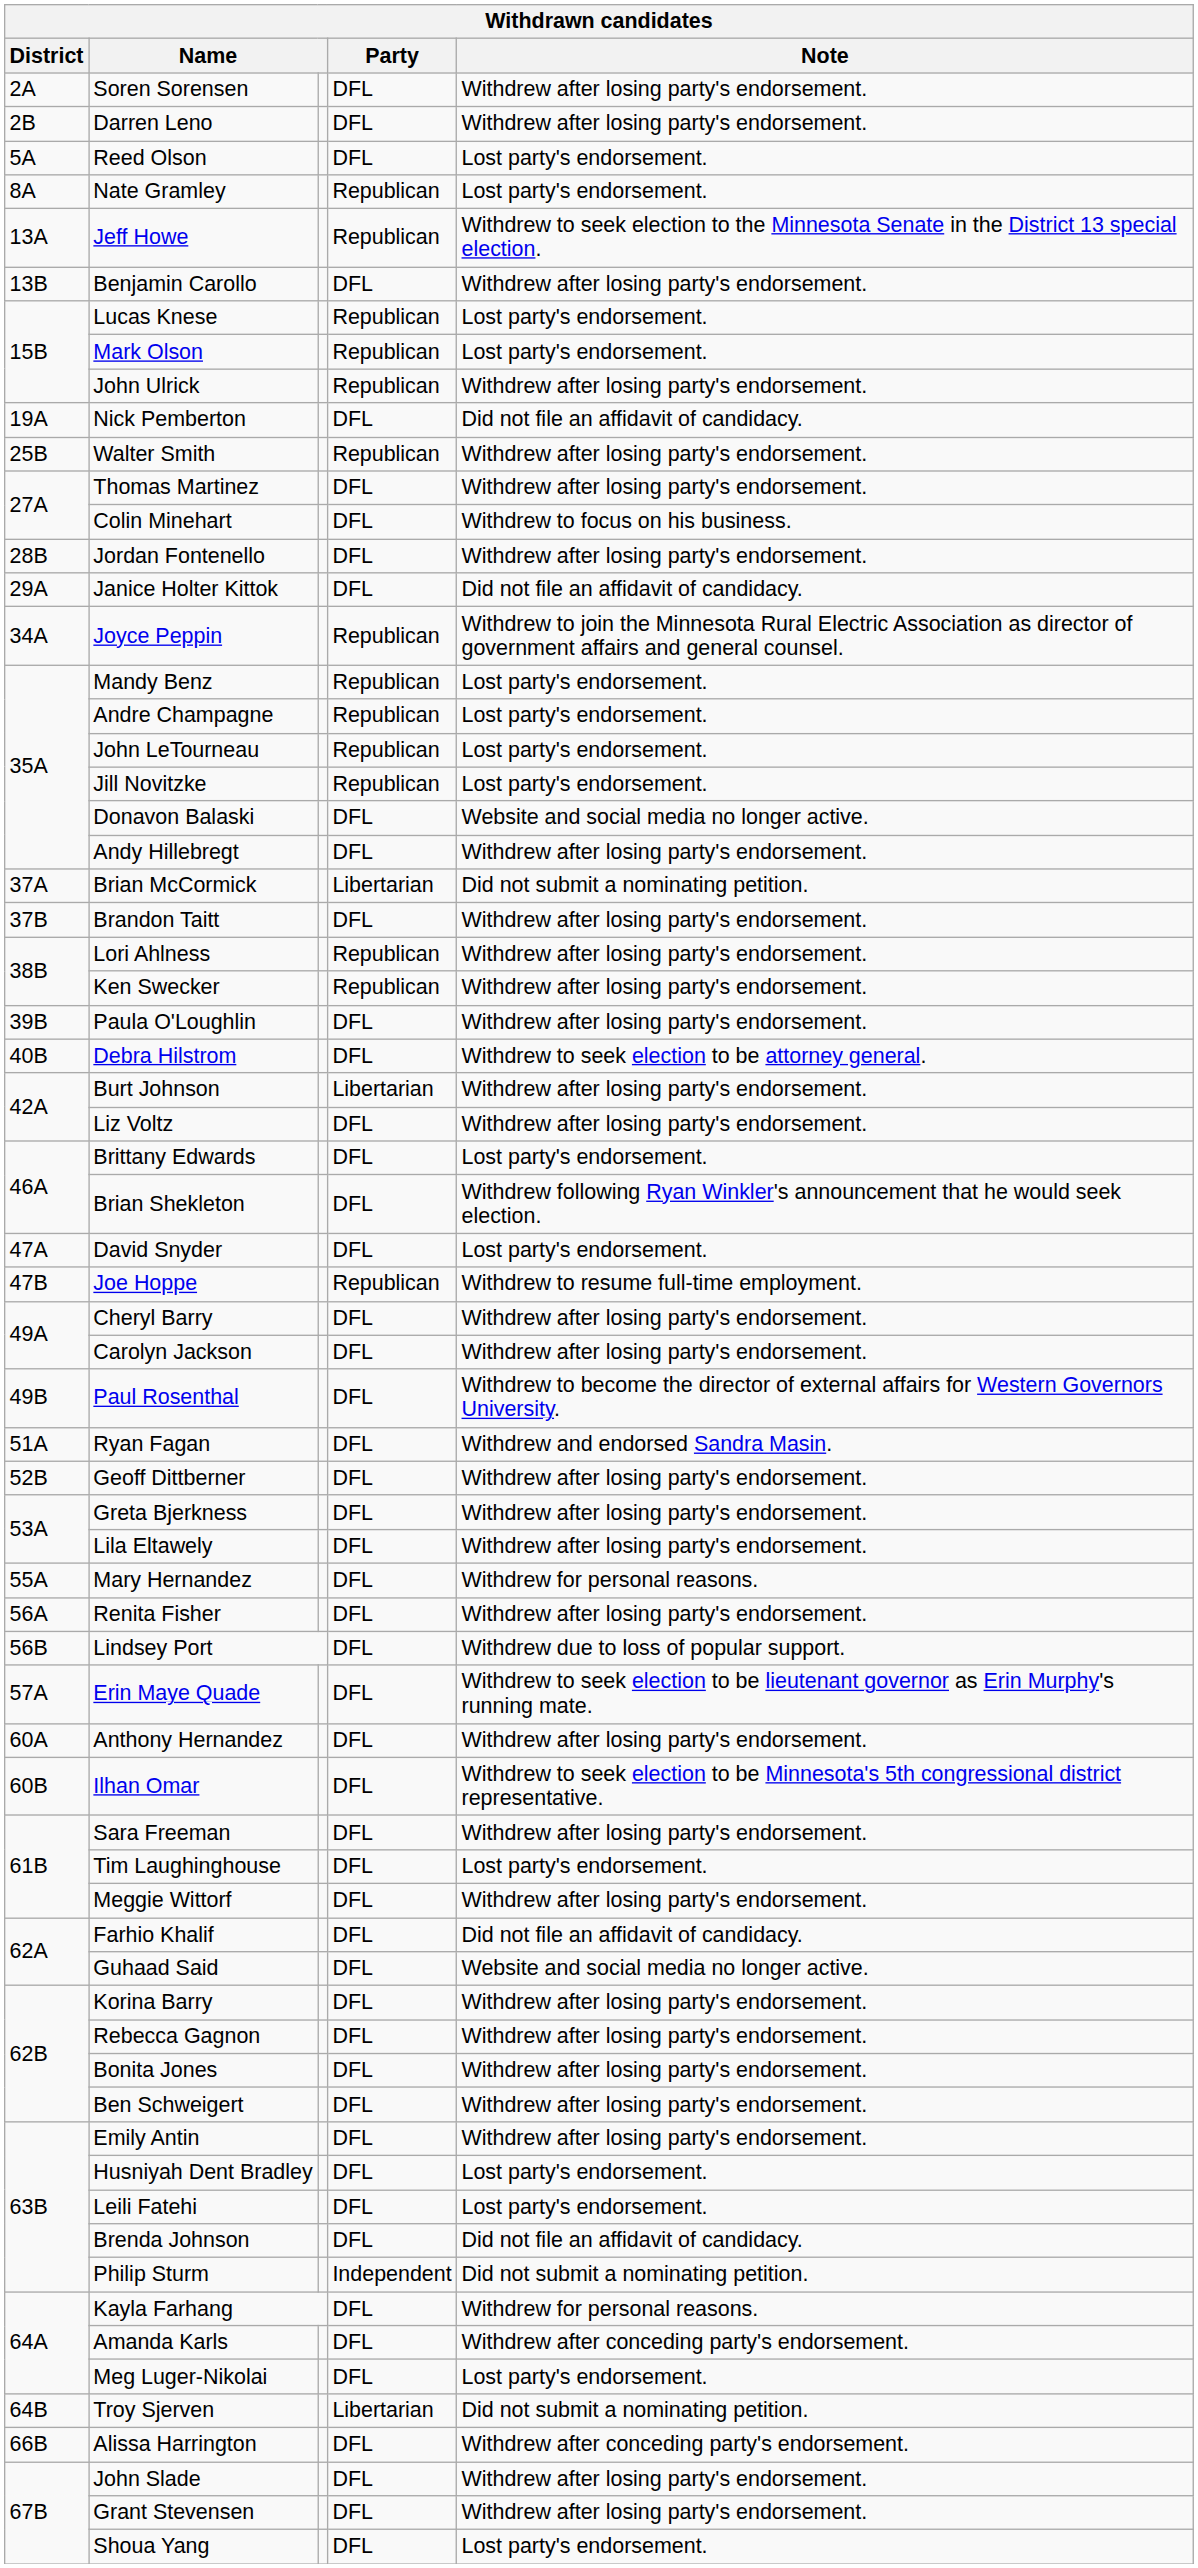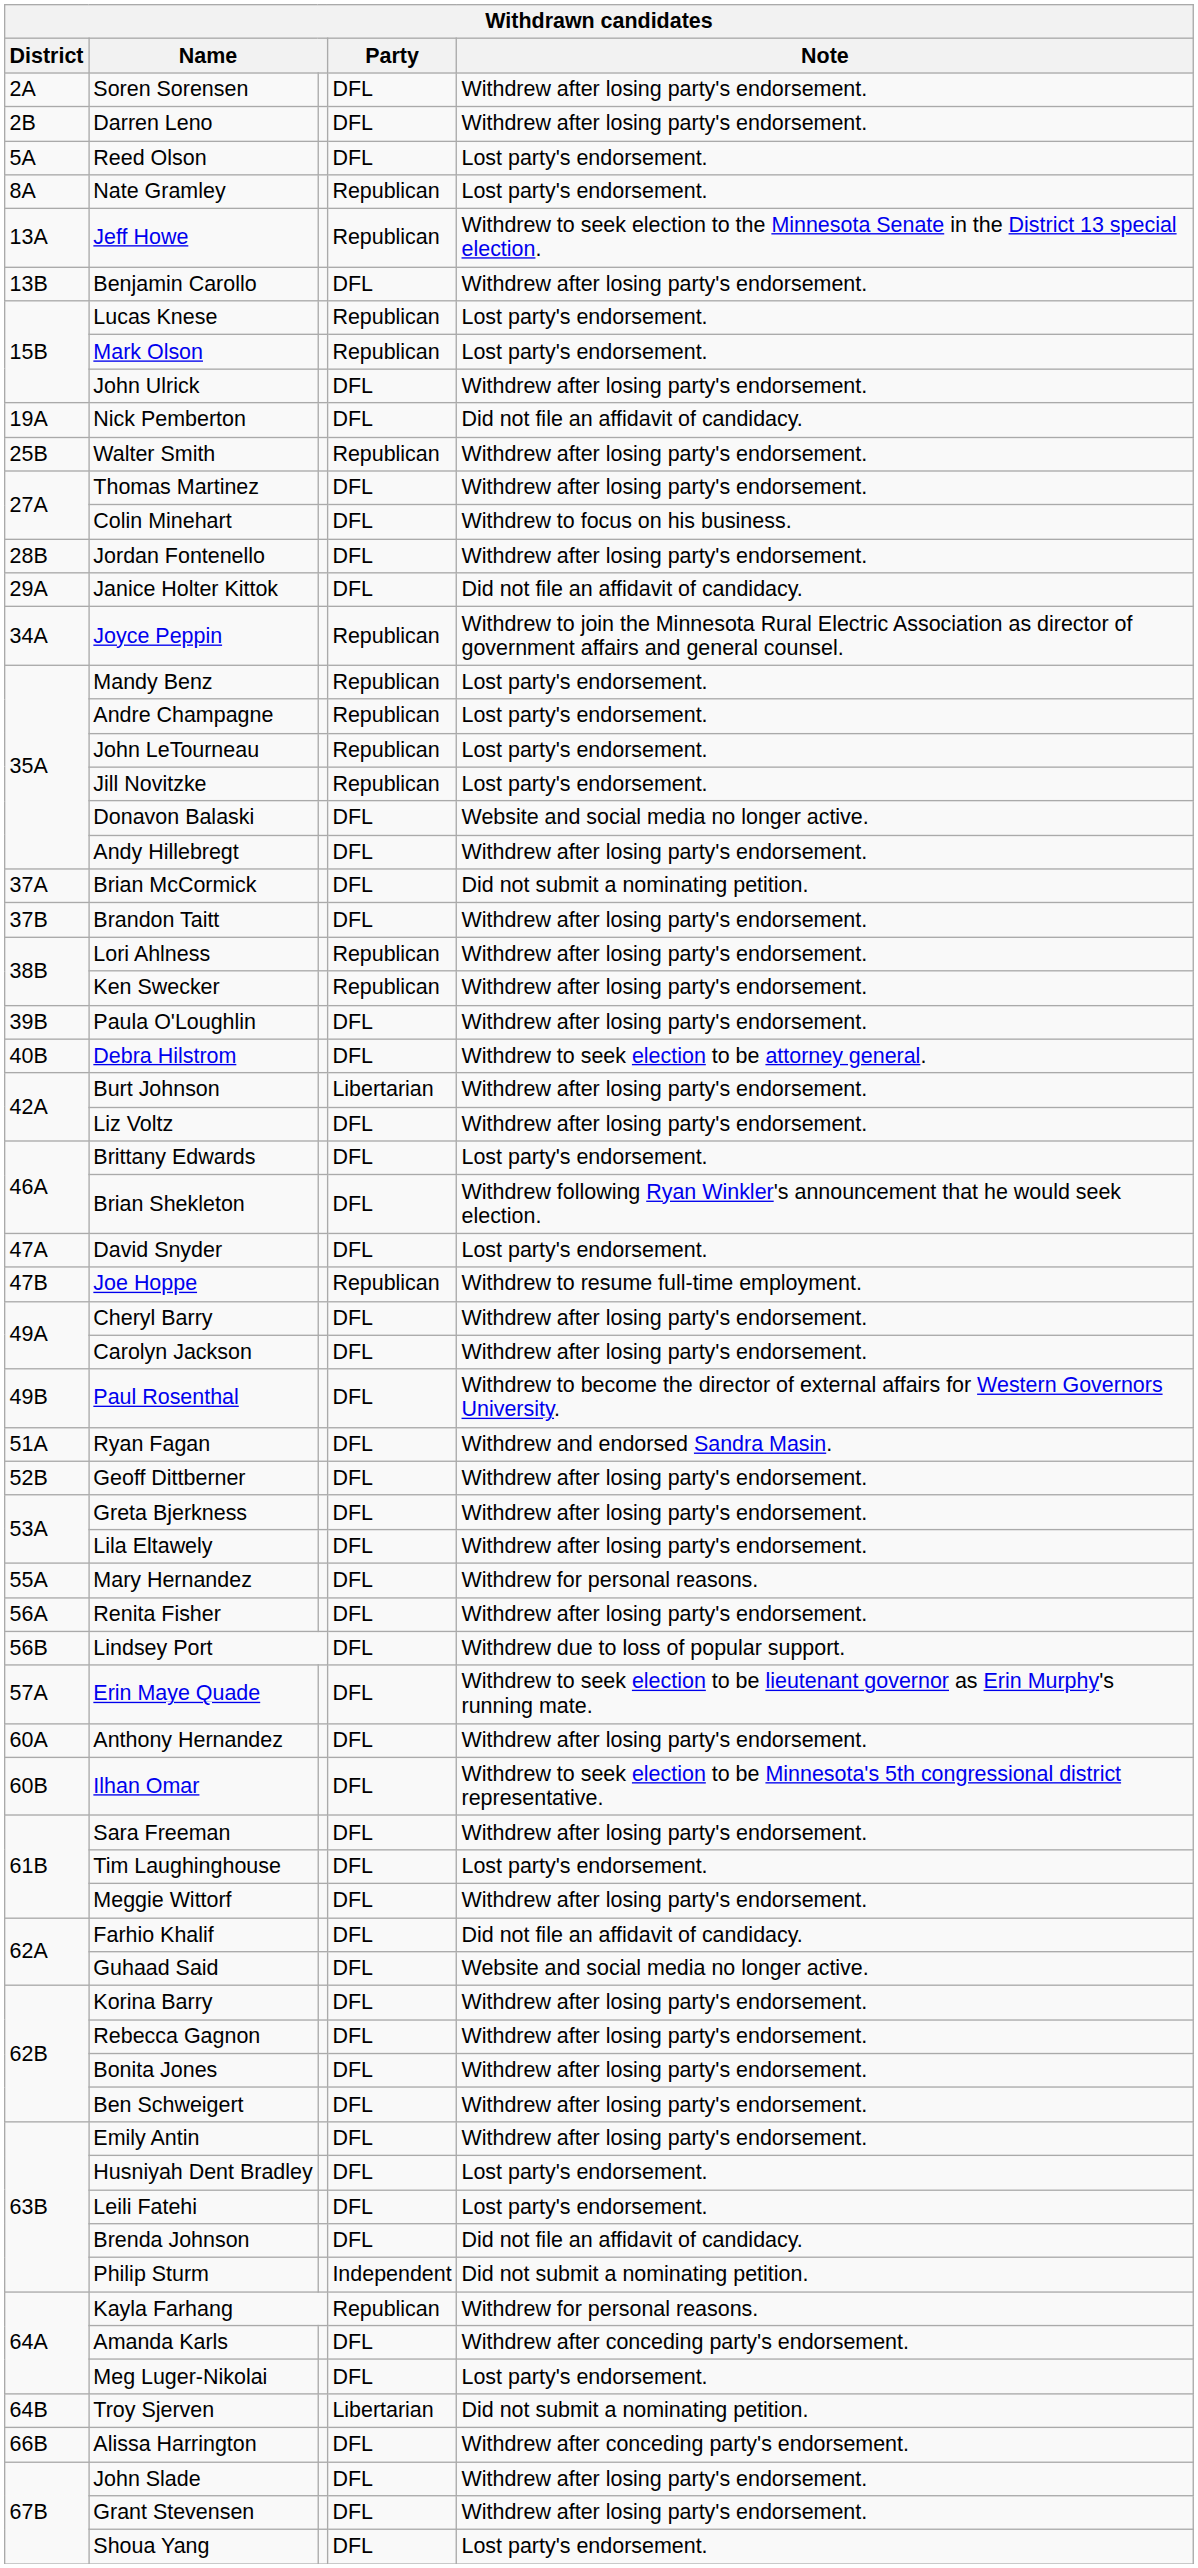(386, 385) Republican -> (353, 385) DFL
(383, 885) Libertarian -> (353, 885) DFL
(353, 2308) DFL -> (386, 2308) Republican
